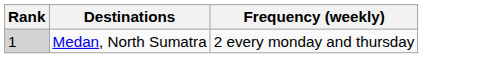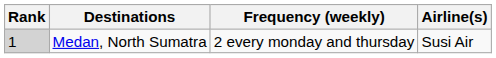+ column: (455, 17)
